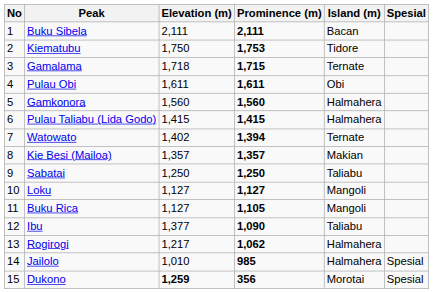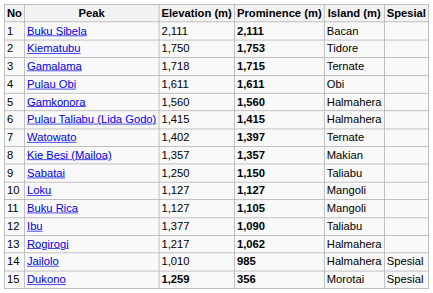(251, 137) 1,394 -> (251, 137) 1,397
(251, 173) 1,250 -> (251, 173) 1,150
